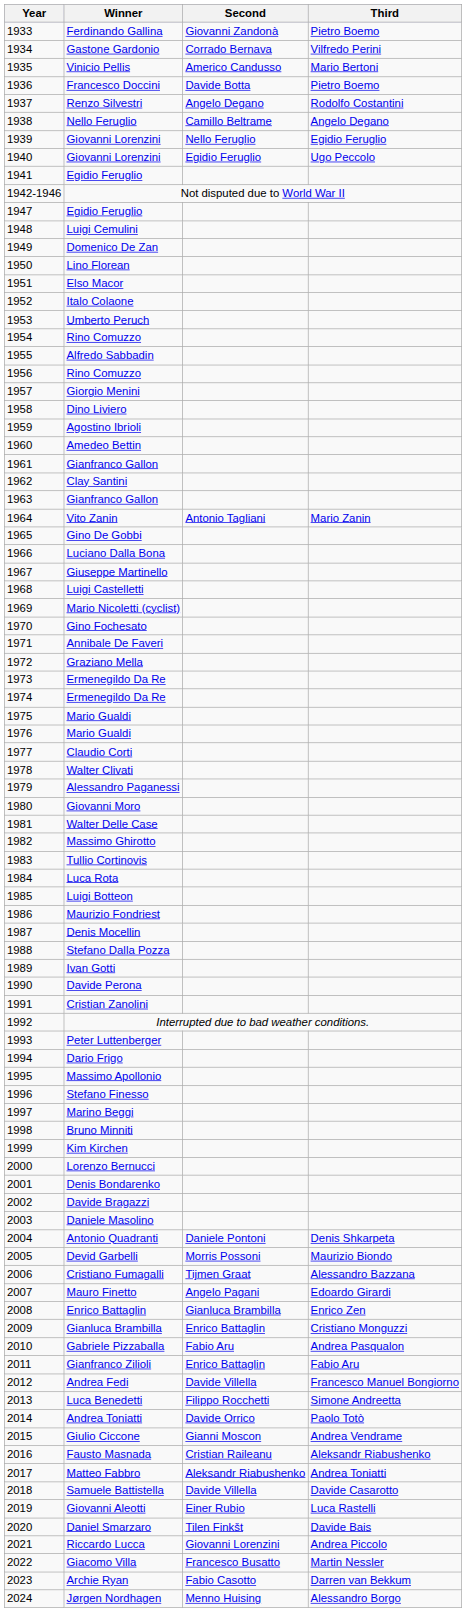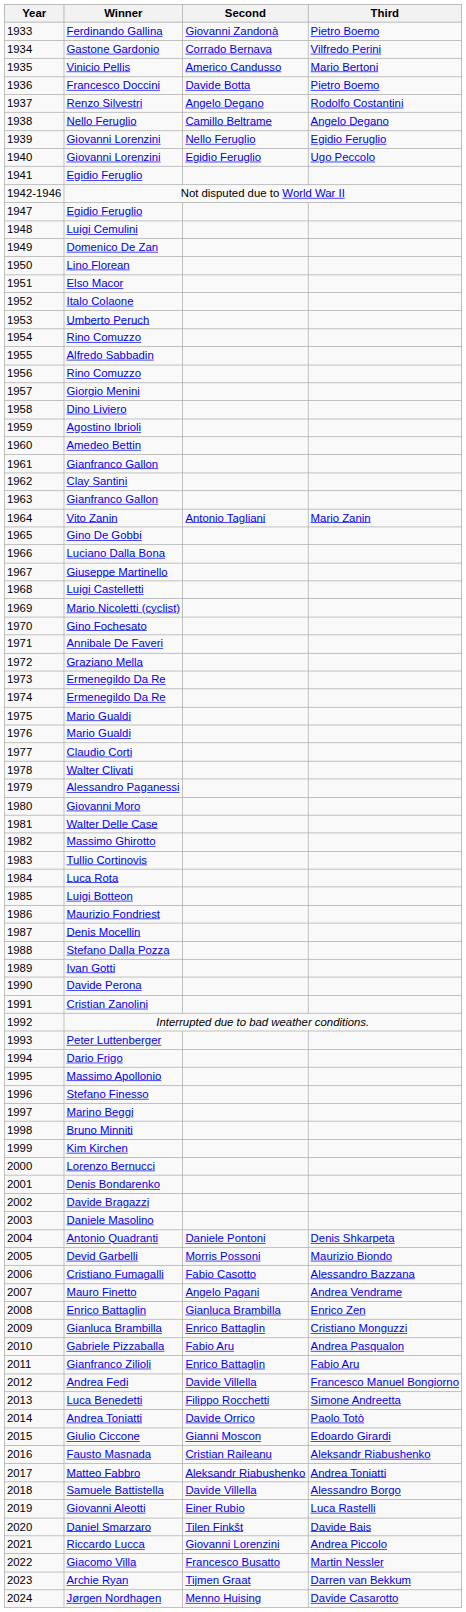(218, 1274) Tijmen Graat -> (221, 1274) Fabio Casotto
(351, 1292) Edoardo Girardi -> (356, 1292) Andrea Vendrame
(356, 1436) Andrea Vendrame -> (351, 1436) Edoardo Girardi
(354, 1490) Davide Casarotto -> (356, 1490) Alessandro Borgo
(221, 1580) Fabio Casotto -> (218, 1580) Tijmen Graat
(356, 1598) Alessandro Borgo -> (354, 1598) Davide Casarotto
